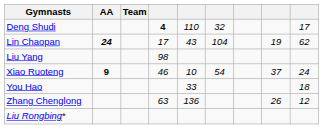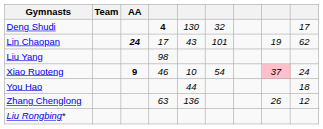columns swapped: (135, 12) <-> (106, 12)
(191, 27) 110 -> (191, 27) 130
(220, 42) 104 -> (220, 42) 101
(276, 72) no background -> (276, 72) pink background
(191, 87) 33 -> (191, 87) 44
